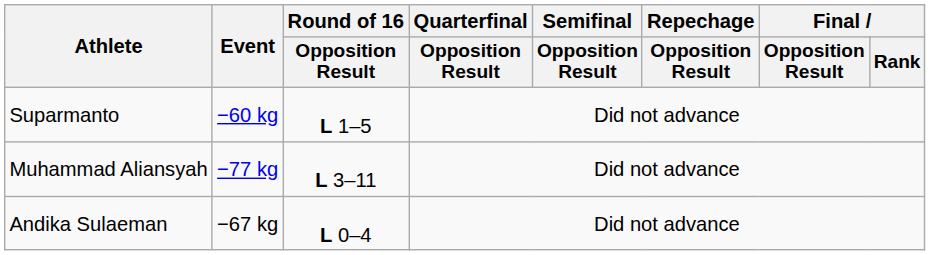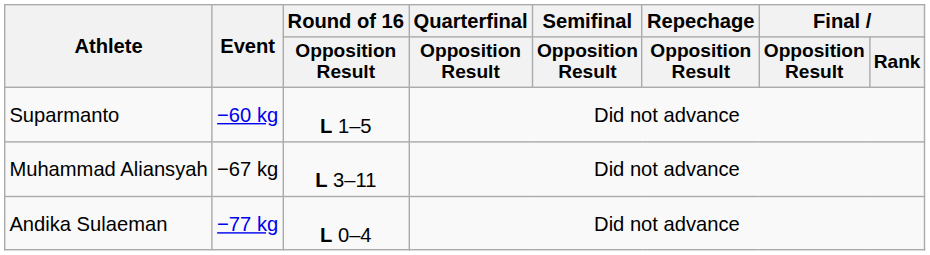(248, 169) −77 kg -> (248, 169) −67 kg
(248, 224) −67 kg -> (248, 224) −77 kg
